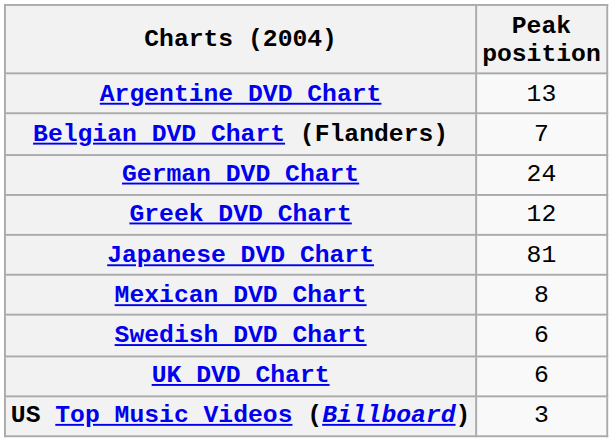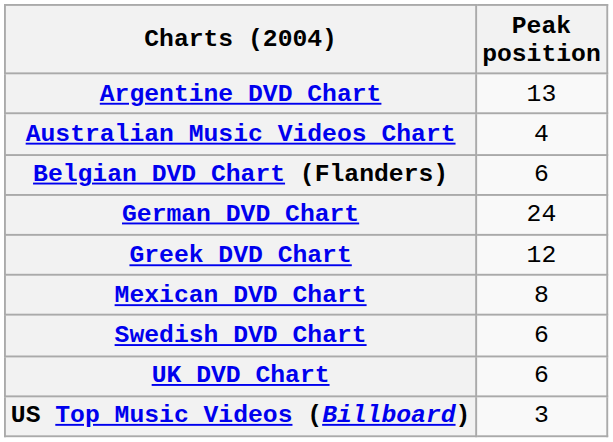+ row: (241, 134)
(541, 134) 7 -> (541, 174) 6
- row: (241, 255)
